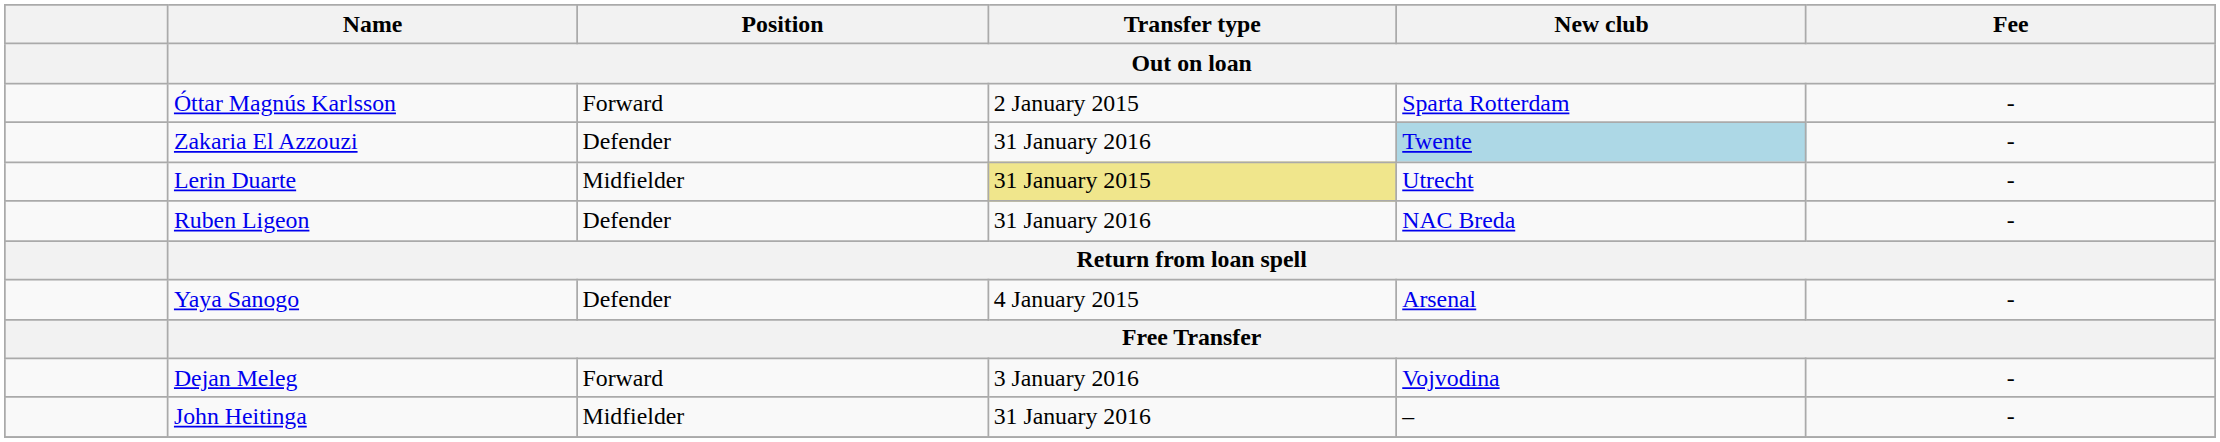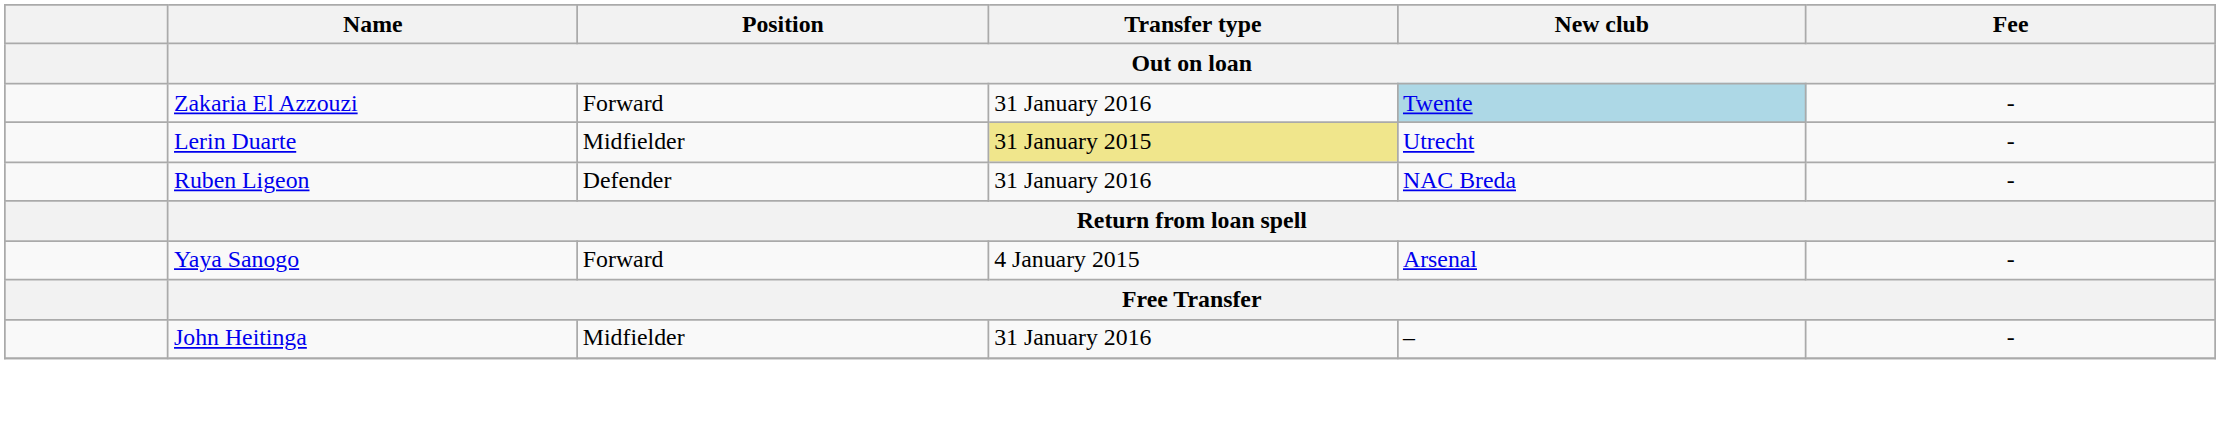- row: (285, 102)
(627, 141) Defender -> (623, 102) Forward
(627, 298) Defender -> (623, 259) Forward
- row: (236, 377)
